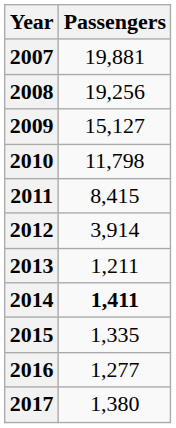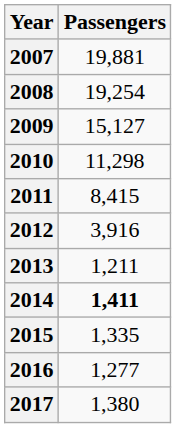(115, 91) 19,256 -> (115, 91) 19,254
(115, 160) 11,798 -> (115, 160) 11,298
(115, 230) 3,914 -> (115, 230) 3,916
